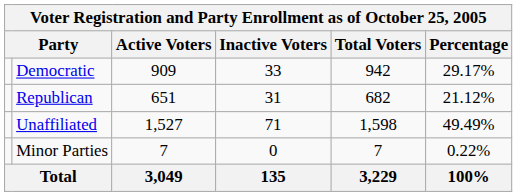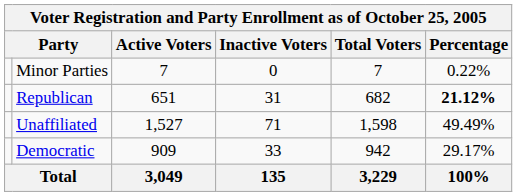rows swapped: (55, 71) <-> (62, 151)
(469, 97) normal -> (469, 97) bold
